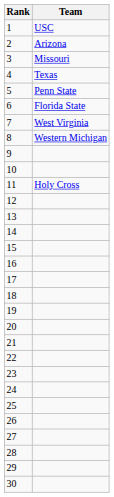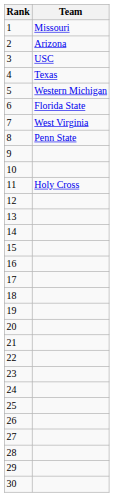(44, 28) USC -> (52, 28) Missouri
(52, 59) Missouri -> (44, 59) USC
(55, 91) Penn State -> (71, 91) Western Michigan
(71, 138) Western Michigan -> (55, 138) Penn State
